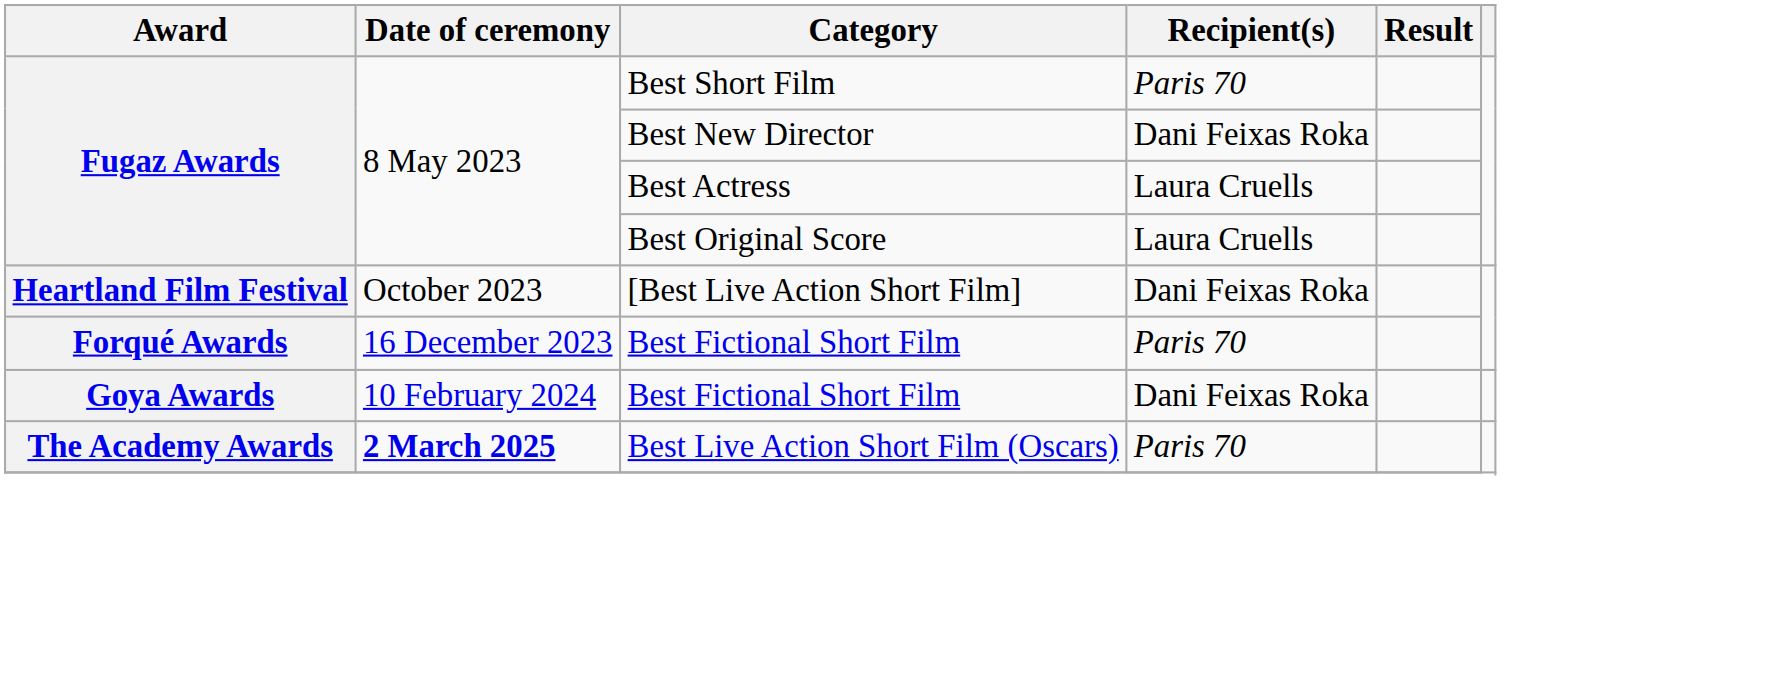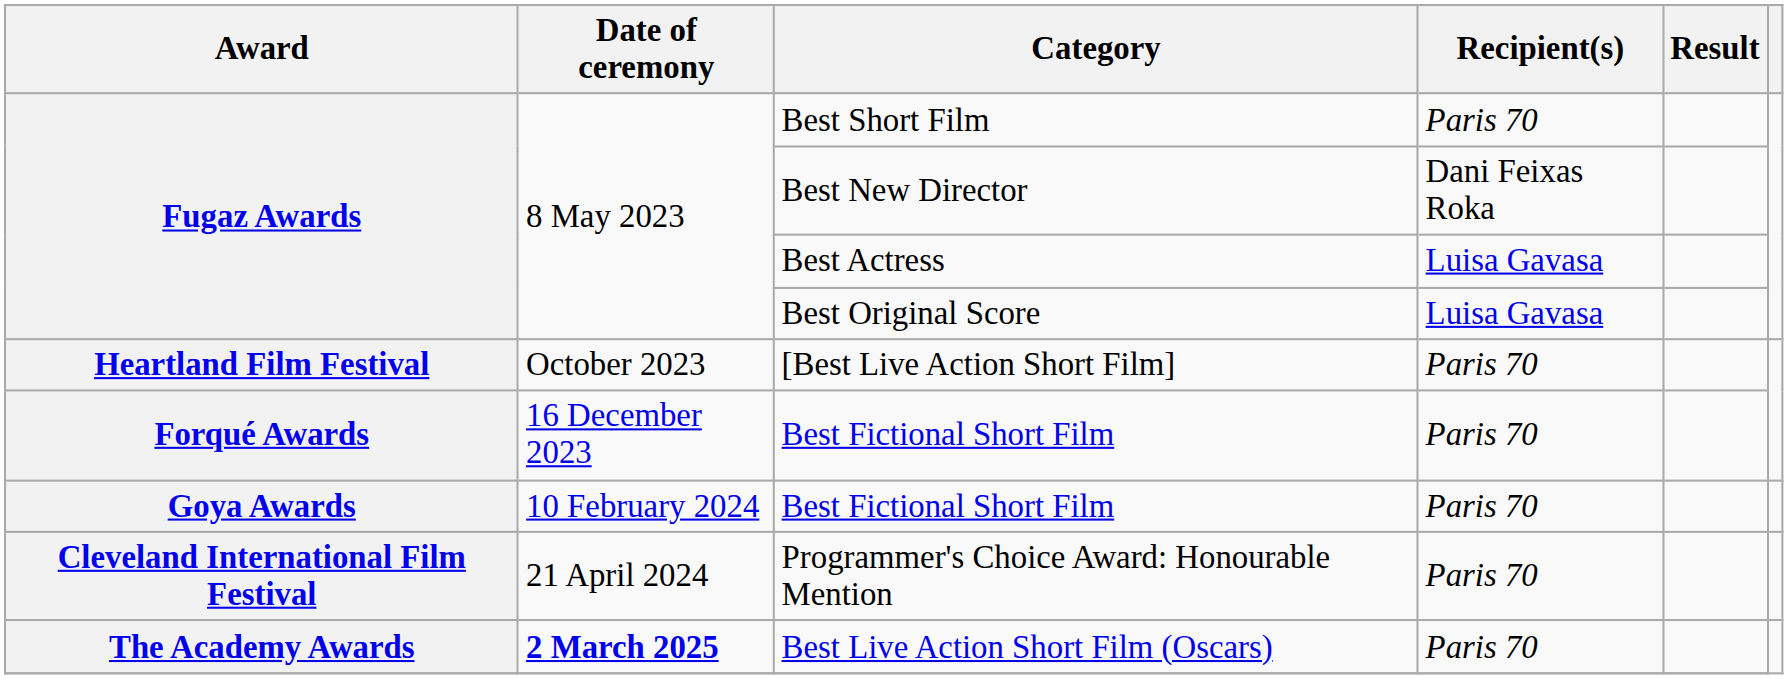(1223, 186) Laura Cruells -> (1514, 260) Luisa Gavasa
(1223, 238) Laura Cruells -> (1514, 312) Luisa Gavasa
(1251, 290) Dani Feixas Roka -> (1482, 364) Paris 70
(1251, 394) Dani Feixas Roka -> (1482, 505) Paris 70
+ row: (262, 575)
